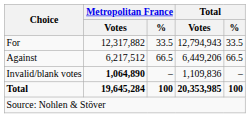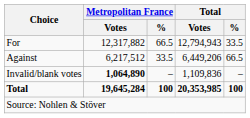(164, 43) 33.5 -> (164, 43) 66.5
(164, 58) 66.5 -> (164, 58) 33.5
